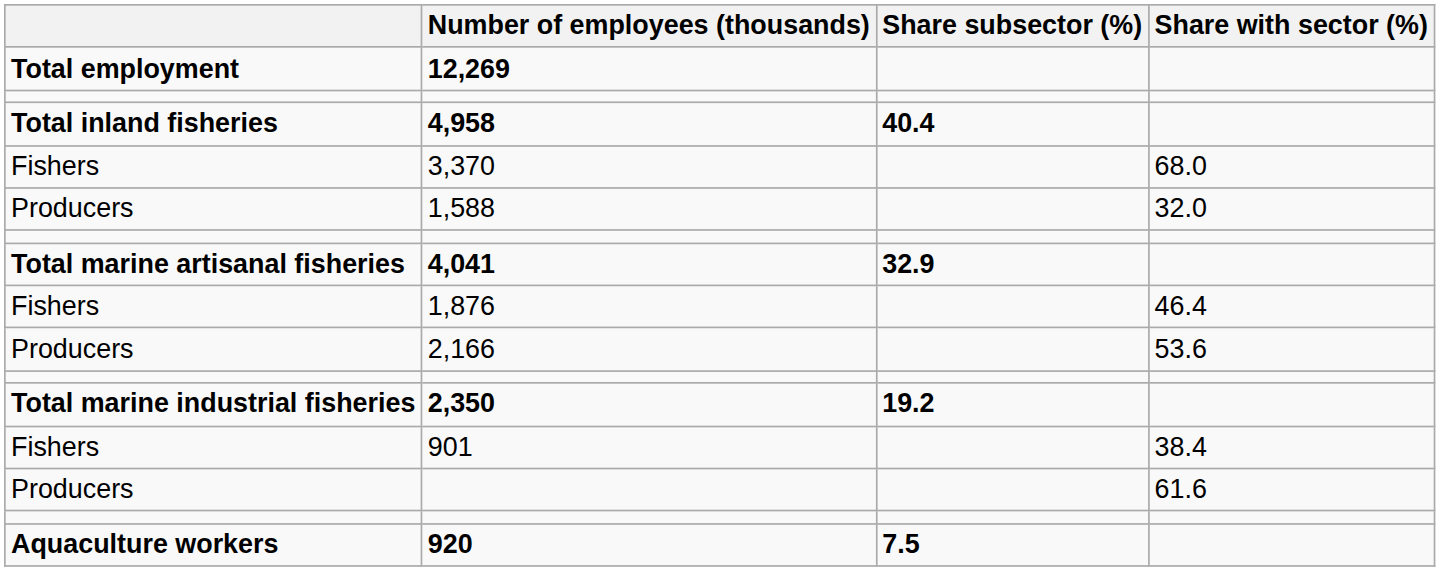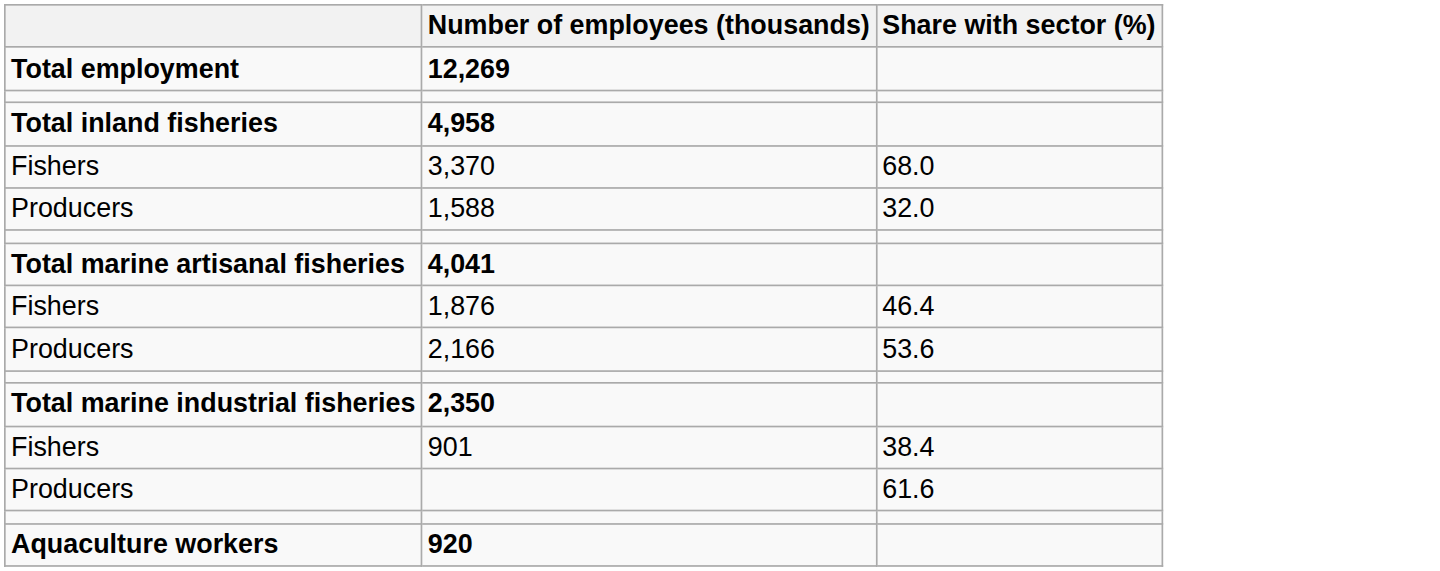- column: (1012, 25)
